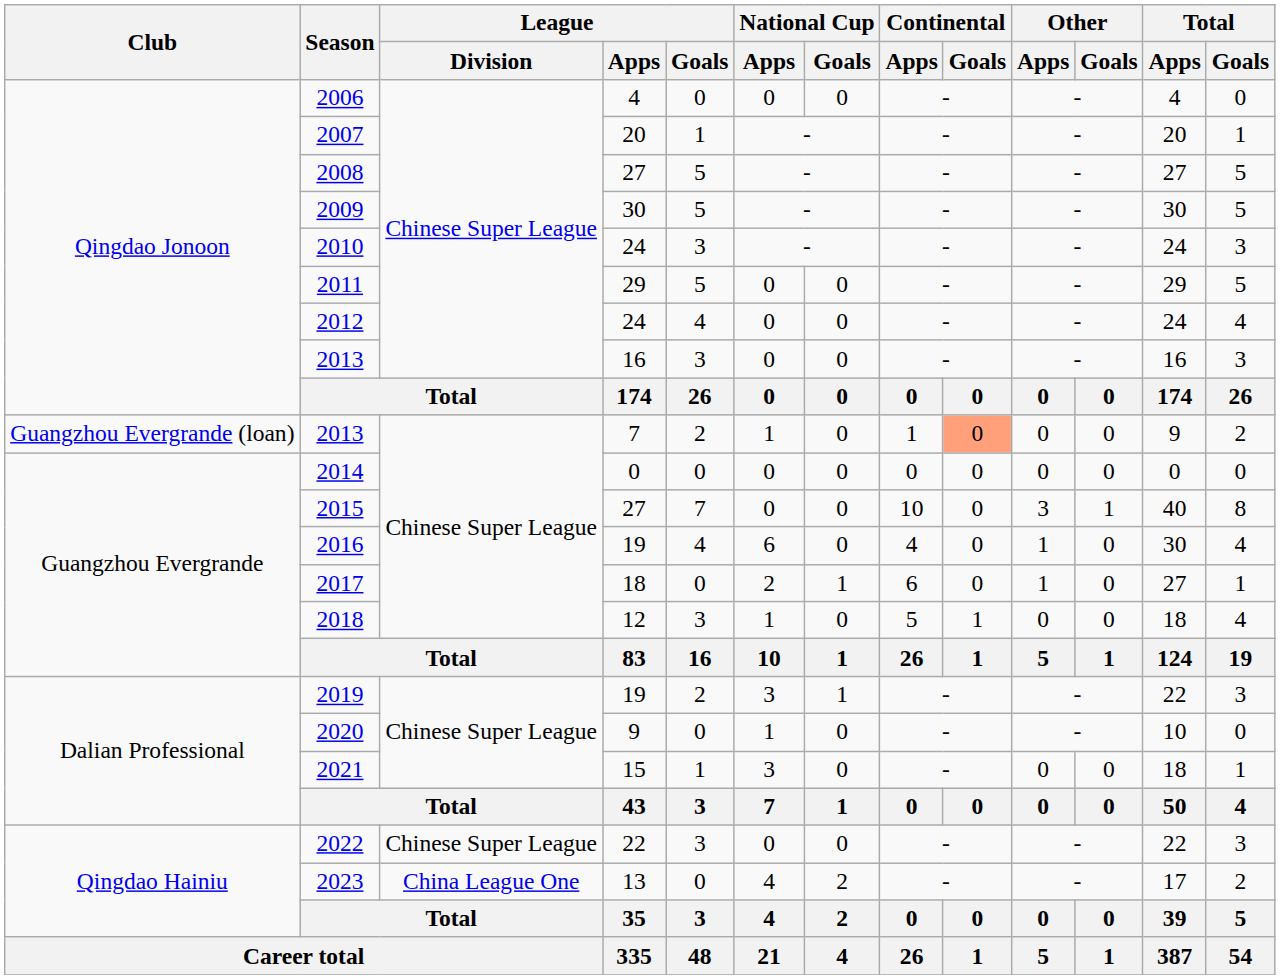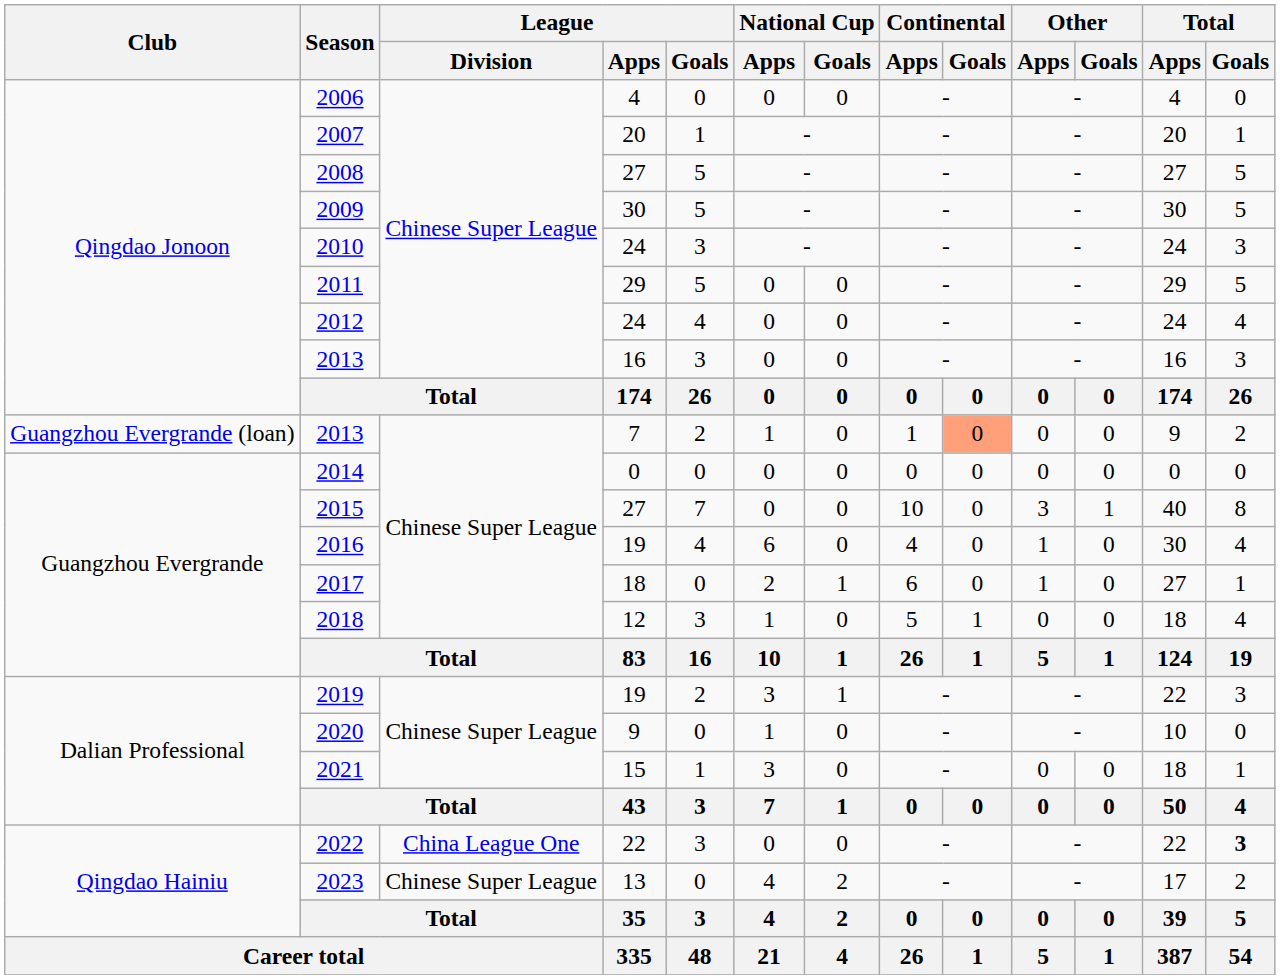(491, 843) Chinese Super League -> (491, 843) China League One
(1240, 843) normal -> (1240, 843) bold
(491, 881) China League One -> (491, 881) Chinese Super League
